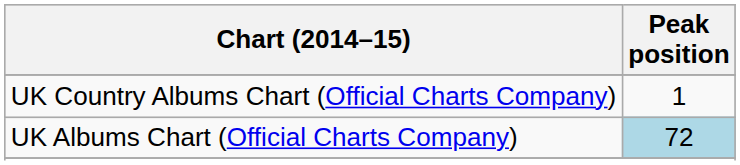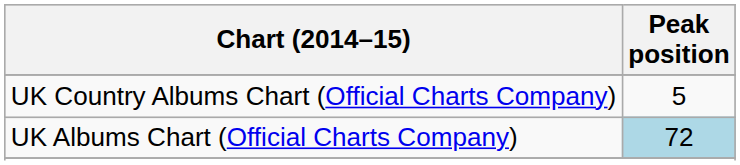(679, 95) 1 -> (679, 95) 5
